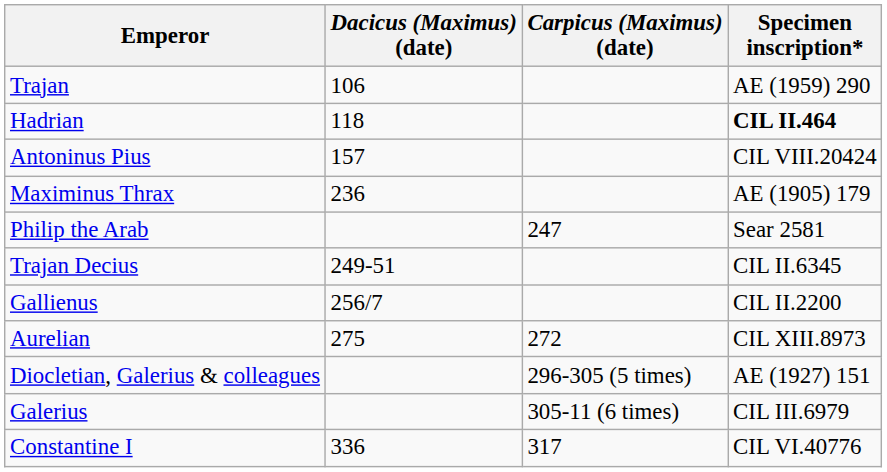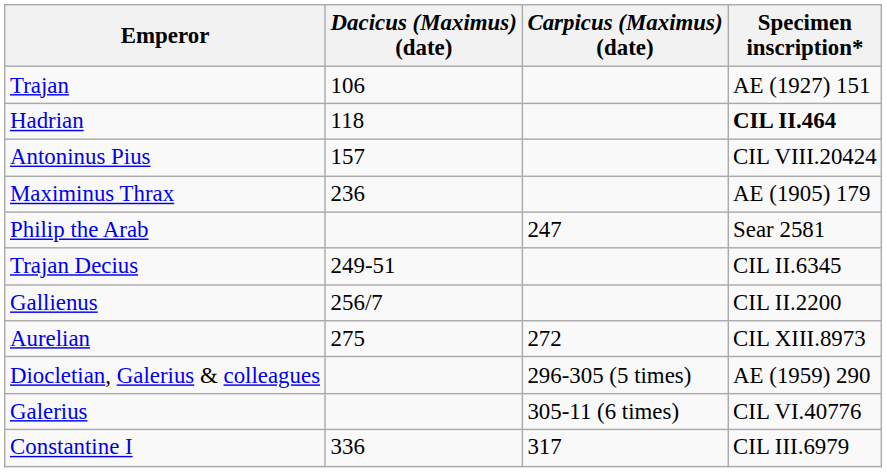(802, 84) AE (1959) 290 -> (802, 84) AE (1927) 151
(802, 374) AE (1927) 151 -> (802, 374) AE (1959) 290
(791, 411) CIL III.6979 -> (797, 411) CIL VI.40776
(797, 447) CIL VI.40776 -> (791, 447) CIL III.6979
